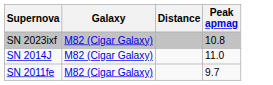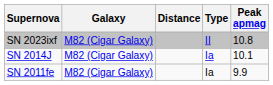+ column: (217, 19)
(215, 56) 11.0 -> (243, 56) 10.1
(212, 73) 9.7 -> (240, 73) 9.9
